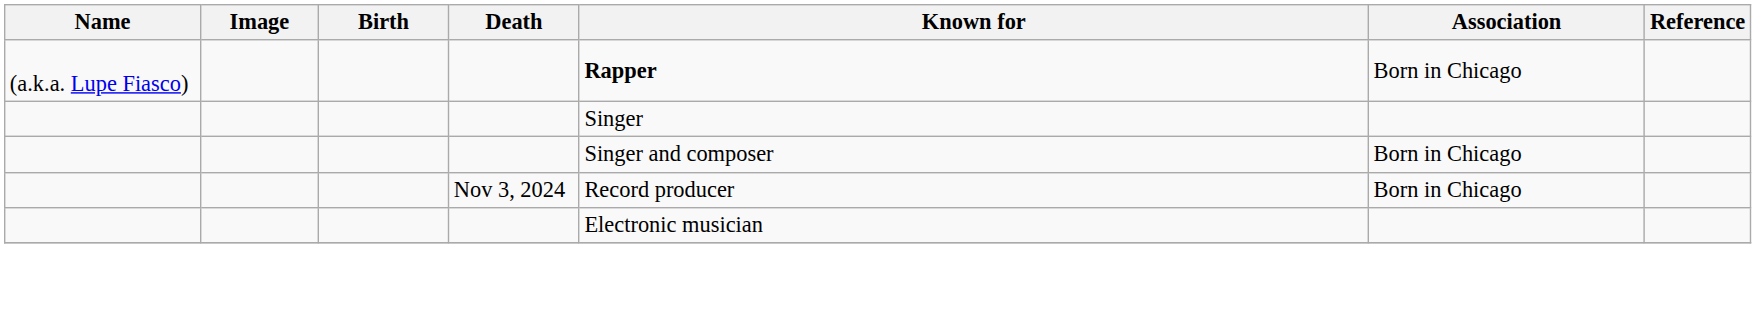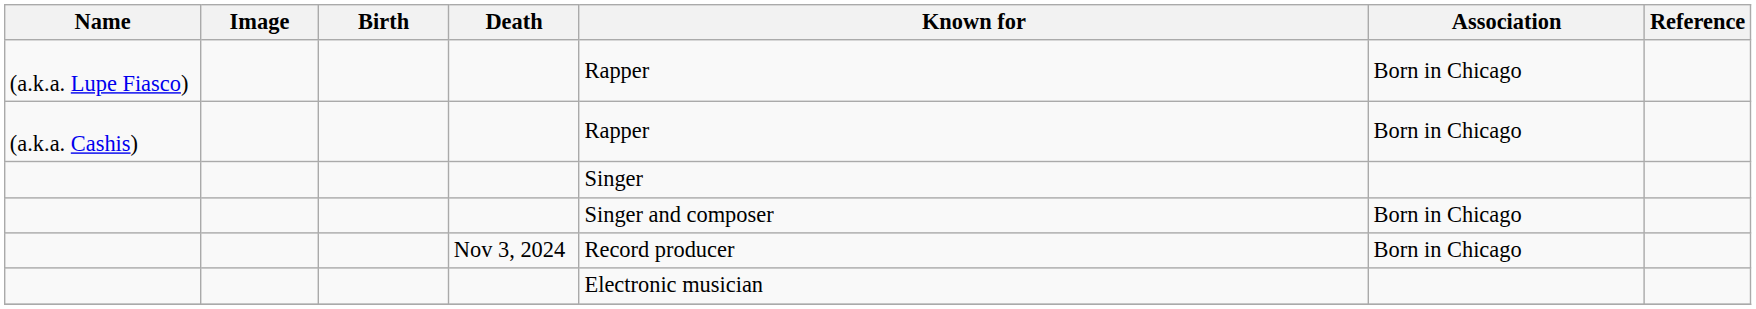(621, 70) bold -> (617, 70) normal
+ row: (74, 143)
